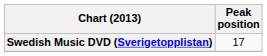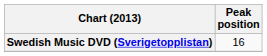(239, 42) 17 -> (239, 42) 16
